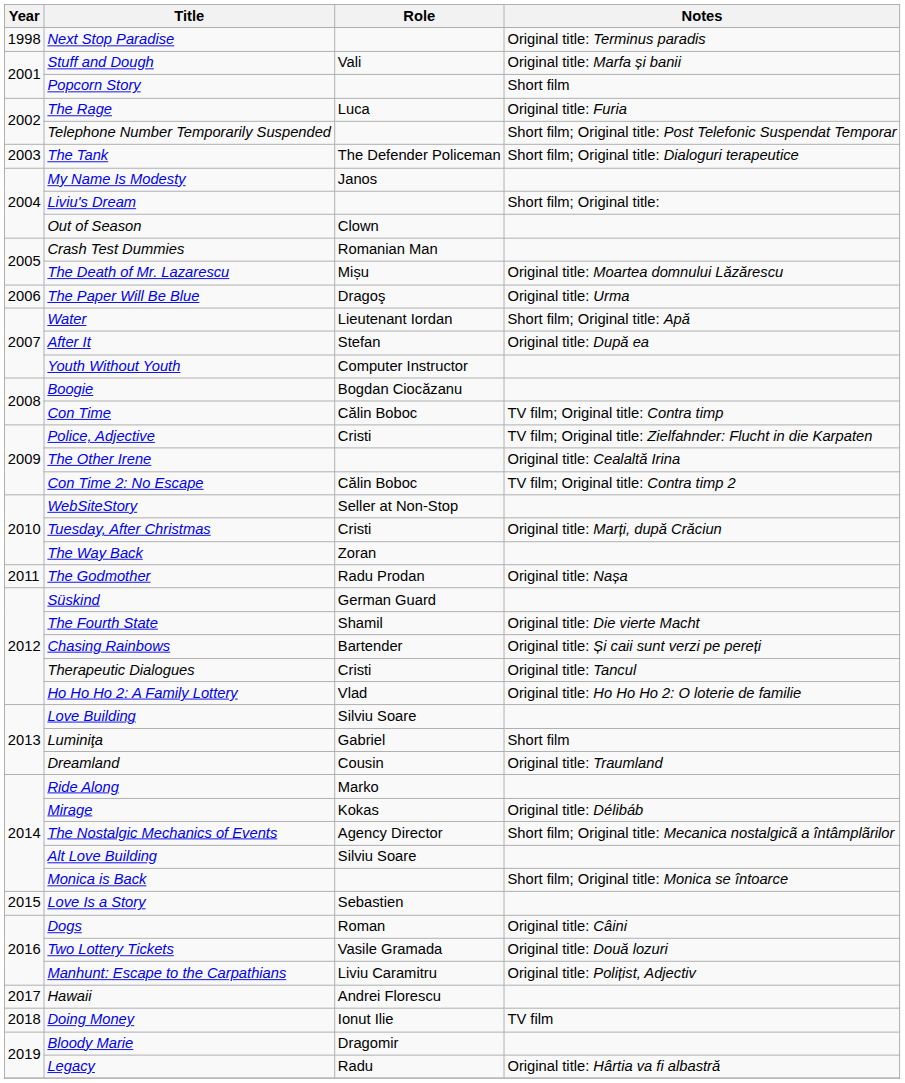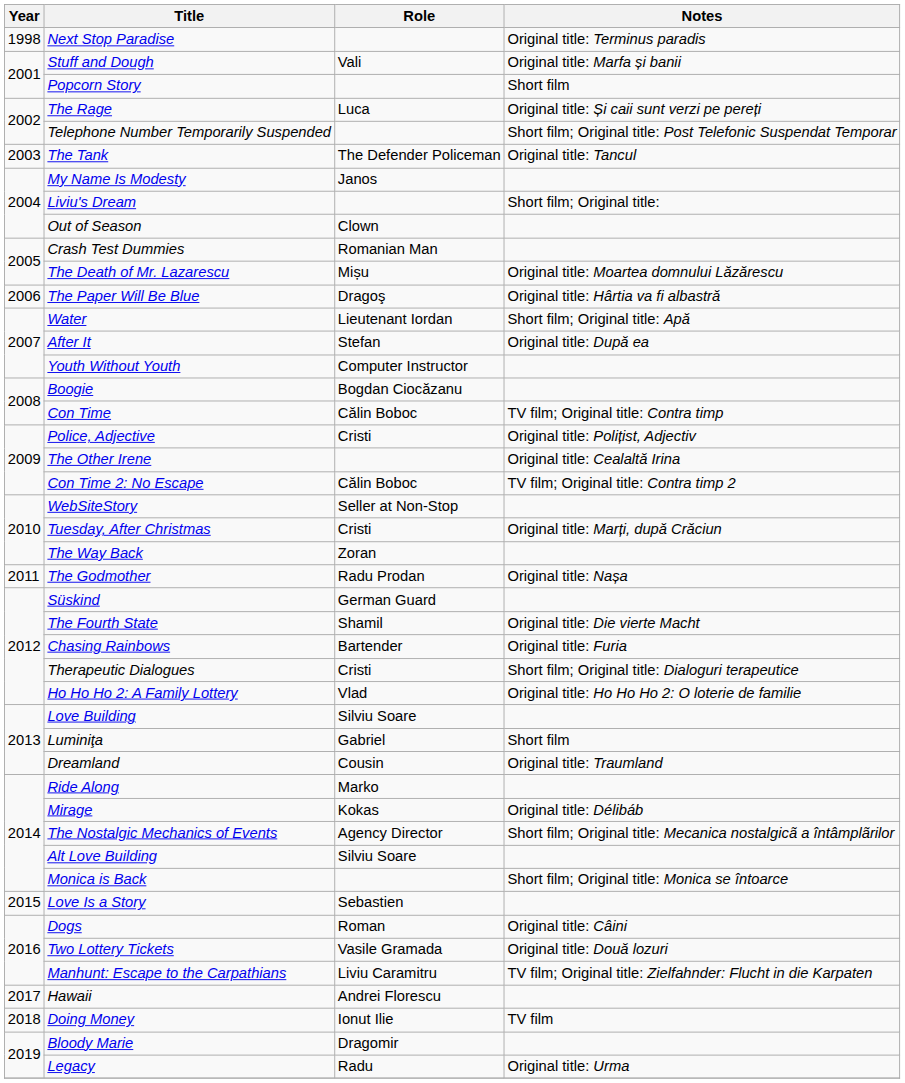(567, 109) Original title: Furia -> (634, 109) Original title: Și caii sunt verzi pe pereți
(653, 156) Short film; Original title: Dialoguri terapeutice -> (572, 156) Original title: Tancul
(568, 296) Original title: Urma -> (614, 296) Original title: Hârtia va fi albastră
(690, 436) TV film; Original title: Zielfahnder: Flucht in die Karpaten -> (602, 436) Original title: Polițist, Adjectiv
(634, 646) Original title: Și caii sunt verzi pe pereți -> (567, 646) Original title: Furia
(572, 669) Original title: Tancul -> (653, 669) Short film; Original title: Dialoguri terapeutice
(602, 973) Original title: Polițist, Adjectiv -> (690, 973) TV film; Original title: Zielfahnder: Flucht in die Karpaten
(614, 1066) Original title: Hârtia va fi albastră -> (568, 1066) Original title: Urma
